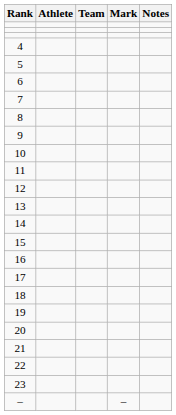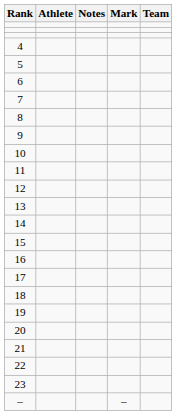columns swapped: (91, 13) <-> (156, 13)
